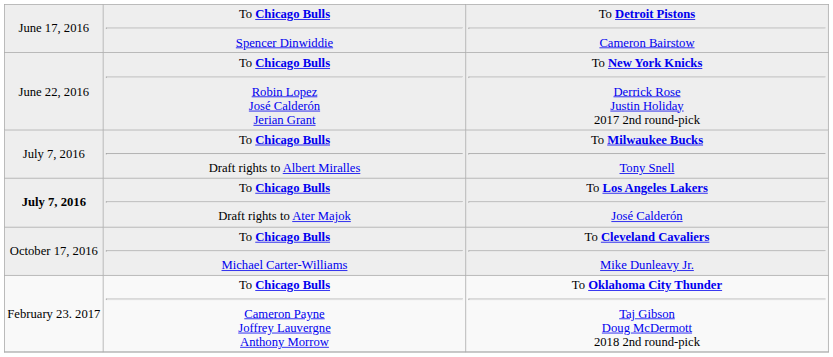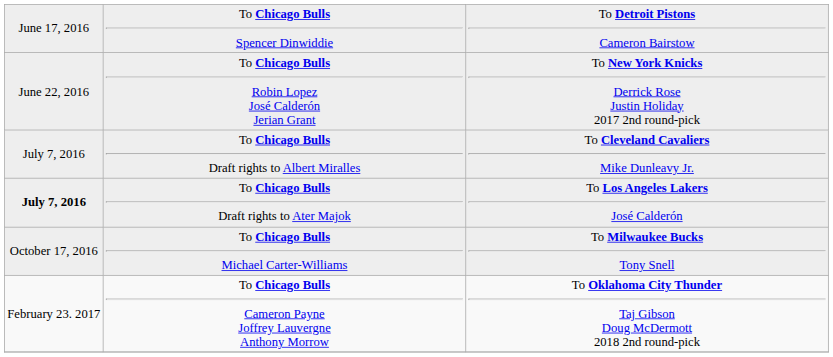(647, 154) To Milwaukee Bucks Tony Snell -> (647, 154) To Cleveland Cavaliers Mike Dunleavy Jr.
(647, 251) To Cleveland Cavaliers Mike Dunleavy Jr. -> (647, 251) To Milwaukee Bucks Tony Snell
